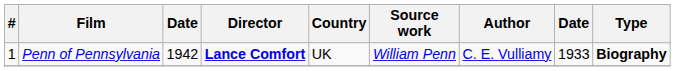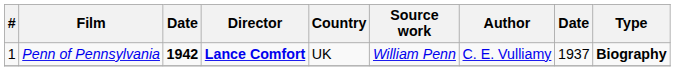(182, 54) normal -> (182, 54) bold
(574, 54) 1933 -> (574, 54) 1937
